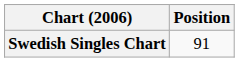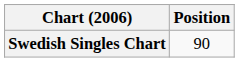(202, 43) 91 -> (202, 43) 90
